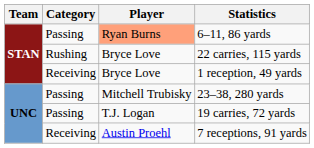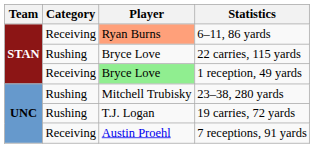(64, 34) Passing -> (71, 34) Receiving
(131, 73) no background -> (131, 73) lightgreen background
(64, 93) Passing -> (66, 93) Rushing
(64, 113) Passing -> (66, 113) Rushing
